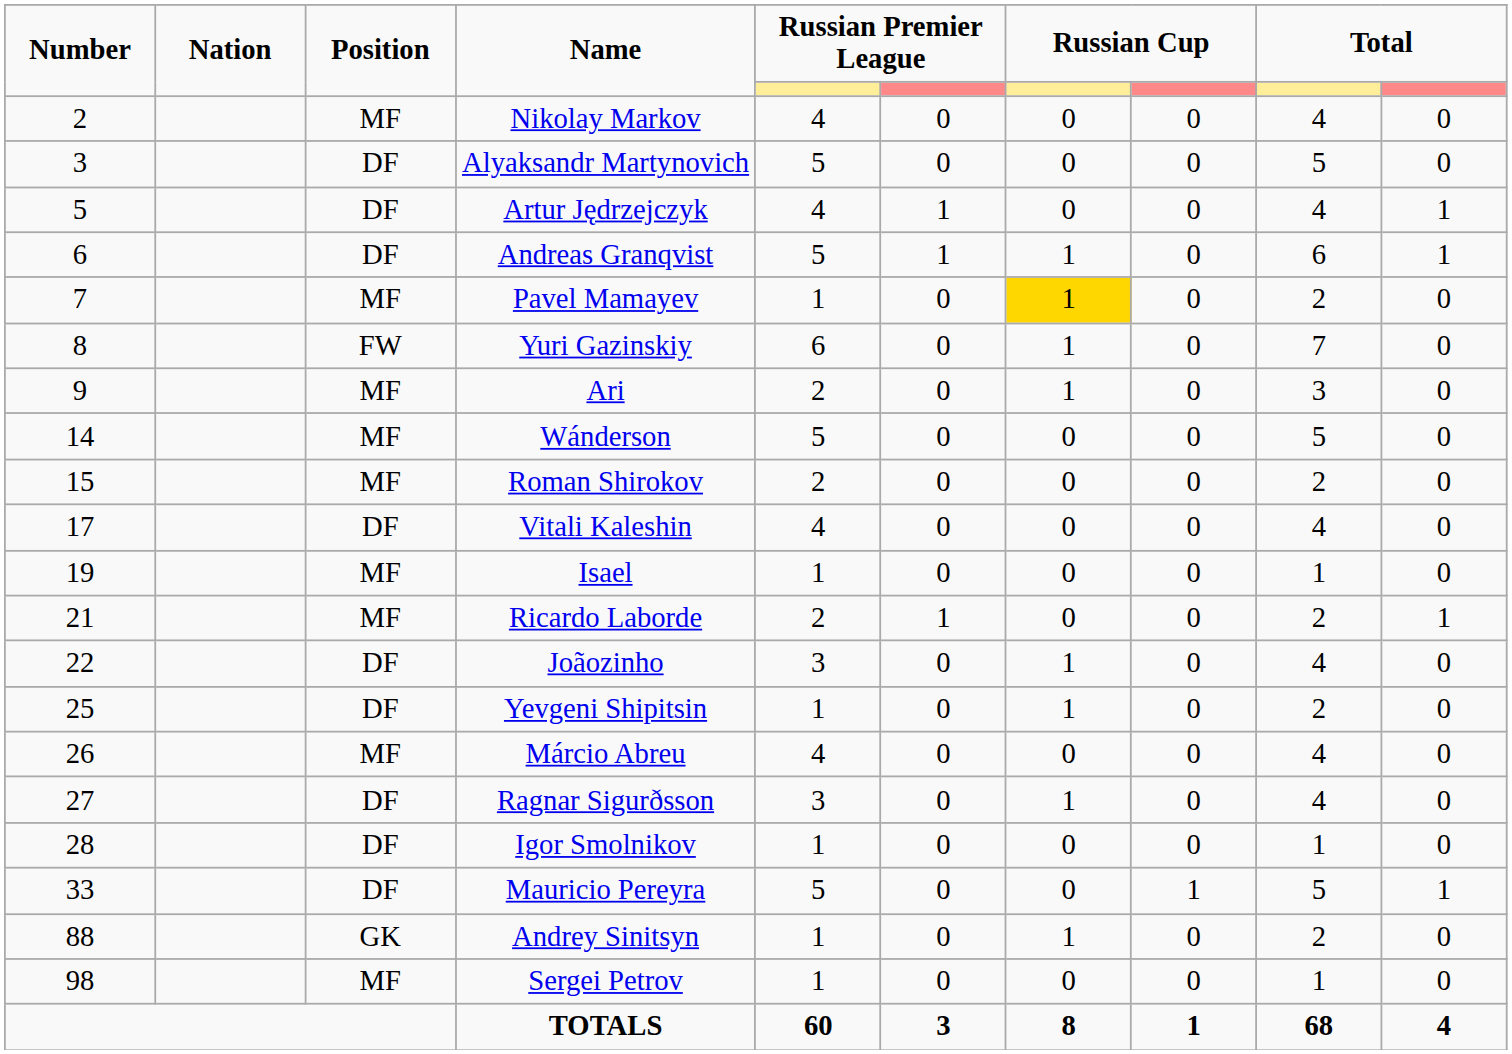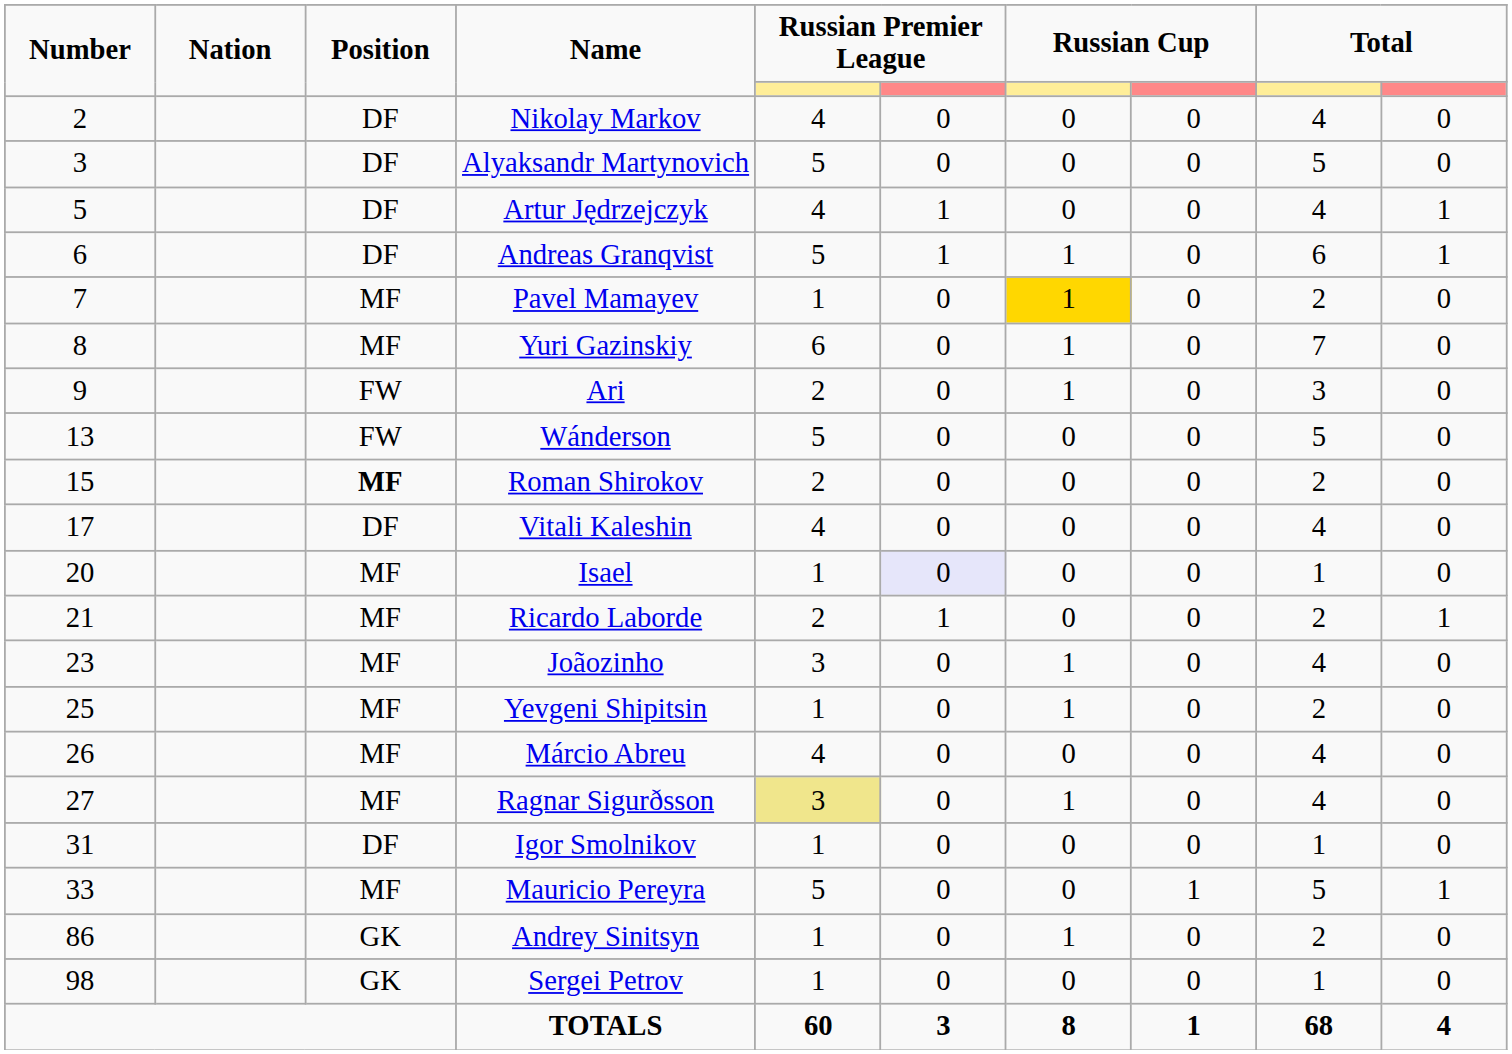(380, 118) MF -> (380, 118) DF
(380, 345) FW -> (380, 345) MF
(380, 390) MF -> (380, 390) FW
(80, 436) 14 -> (80, 436) 13
(380, 436) MF -> (380, 436) FW
(380, 481) normal -> (380, 481) bold
(80, 572) 19 -> (80, 572) 20
(943, 572) no background -> (943, 572) lavender background
(80, 663) 22 -> (80, 663) 23
(380, 663) DF -> (380, 663) MF
(380, 708) DF -> (380, 708) MF
(380, 799) DF -> (380, 799) MF
(818, 799) no background -> (818, 799) khaki background
(80, 844) 28 -> (80, 844) 31
(380, 890) DF -> (380, 890) MF
(80, 935) 88 -> (80, 935) 86
(380, 981) MF -> (380, 981) GK
